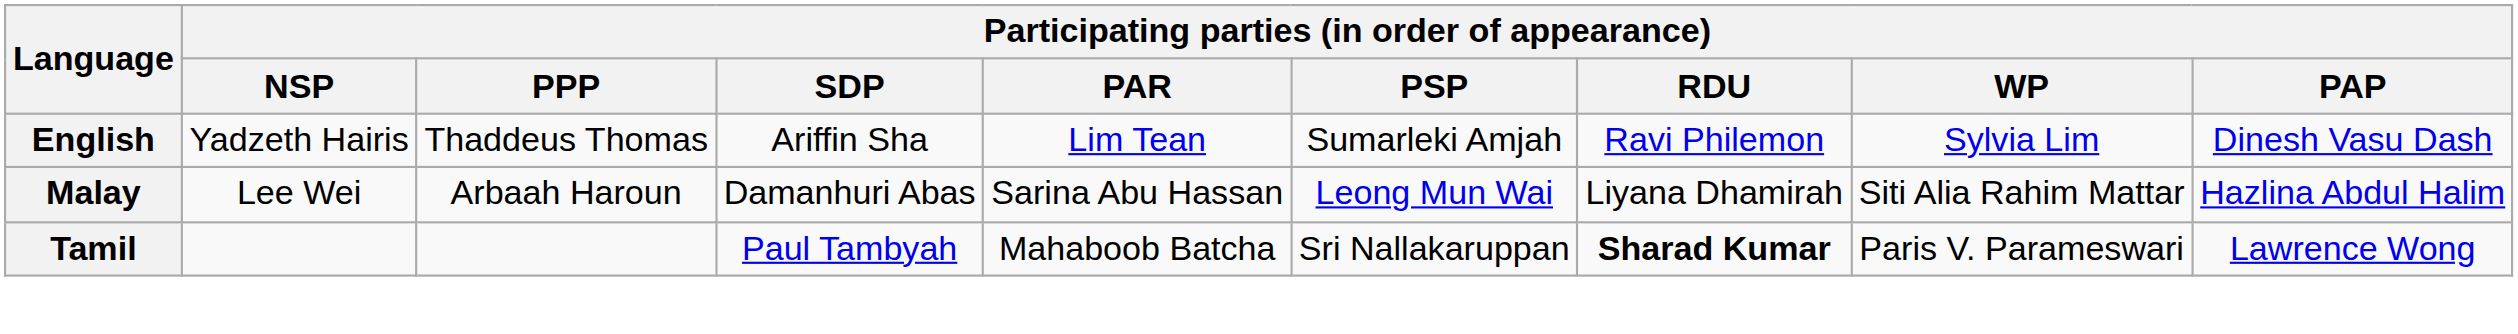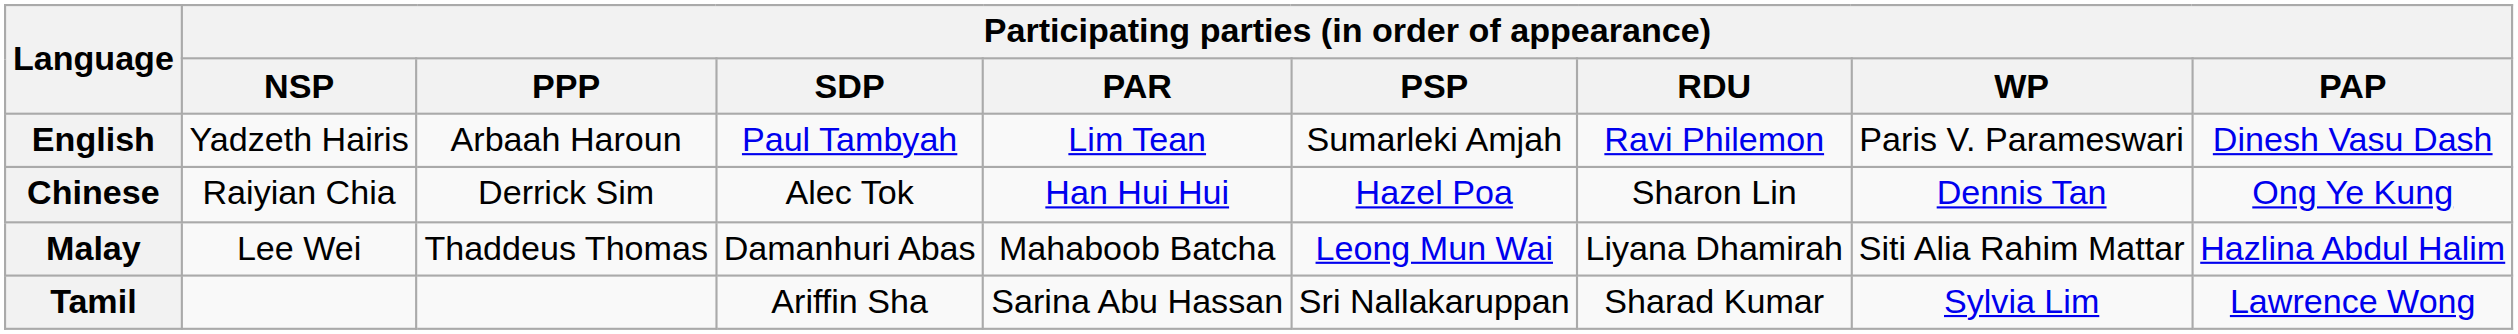(566, 139) Thaddeus Thomas -> (566, 139) Arbaah Haroun
(850, 139) Ariffin Sha -> (850, 139) Paul Tambyah
(2022, 139) Sylvia Lim -> (2022, 139) Paris V. Parameswari
+ row: (93, 193)
(566, 193) Arbaah Haroun -> (566, 247) Thaddeus Thomas
(1137, 193) Sarina Abu Hassan -> (1137, 247) Mahaboob Batcha
(850, 247) Paul Tambyah -> (850, 301) Ariffin Sha
(1137, 247) Mahaboob Batcha -> (1137, 301) Sarina Abu Hassan
(1714, 247) bold -> (1714, 301) normal
(2022, 247) Paris V. Parameswari -> (2022, 301) Sylvia Lim
